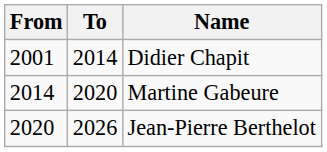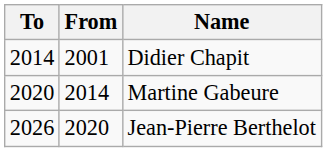columns swapped: (36, 22) <-> (95, 22)
